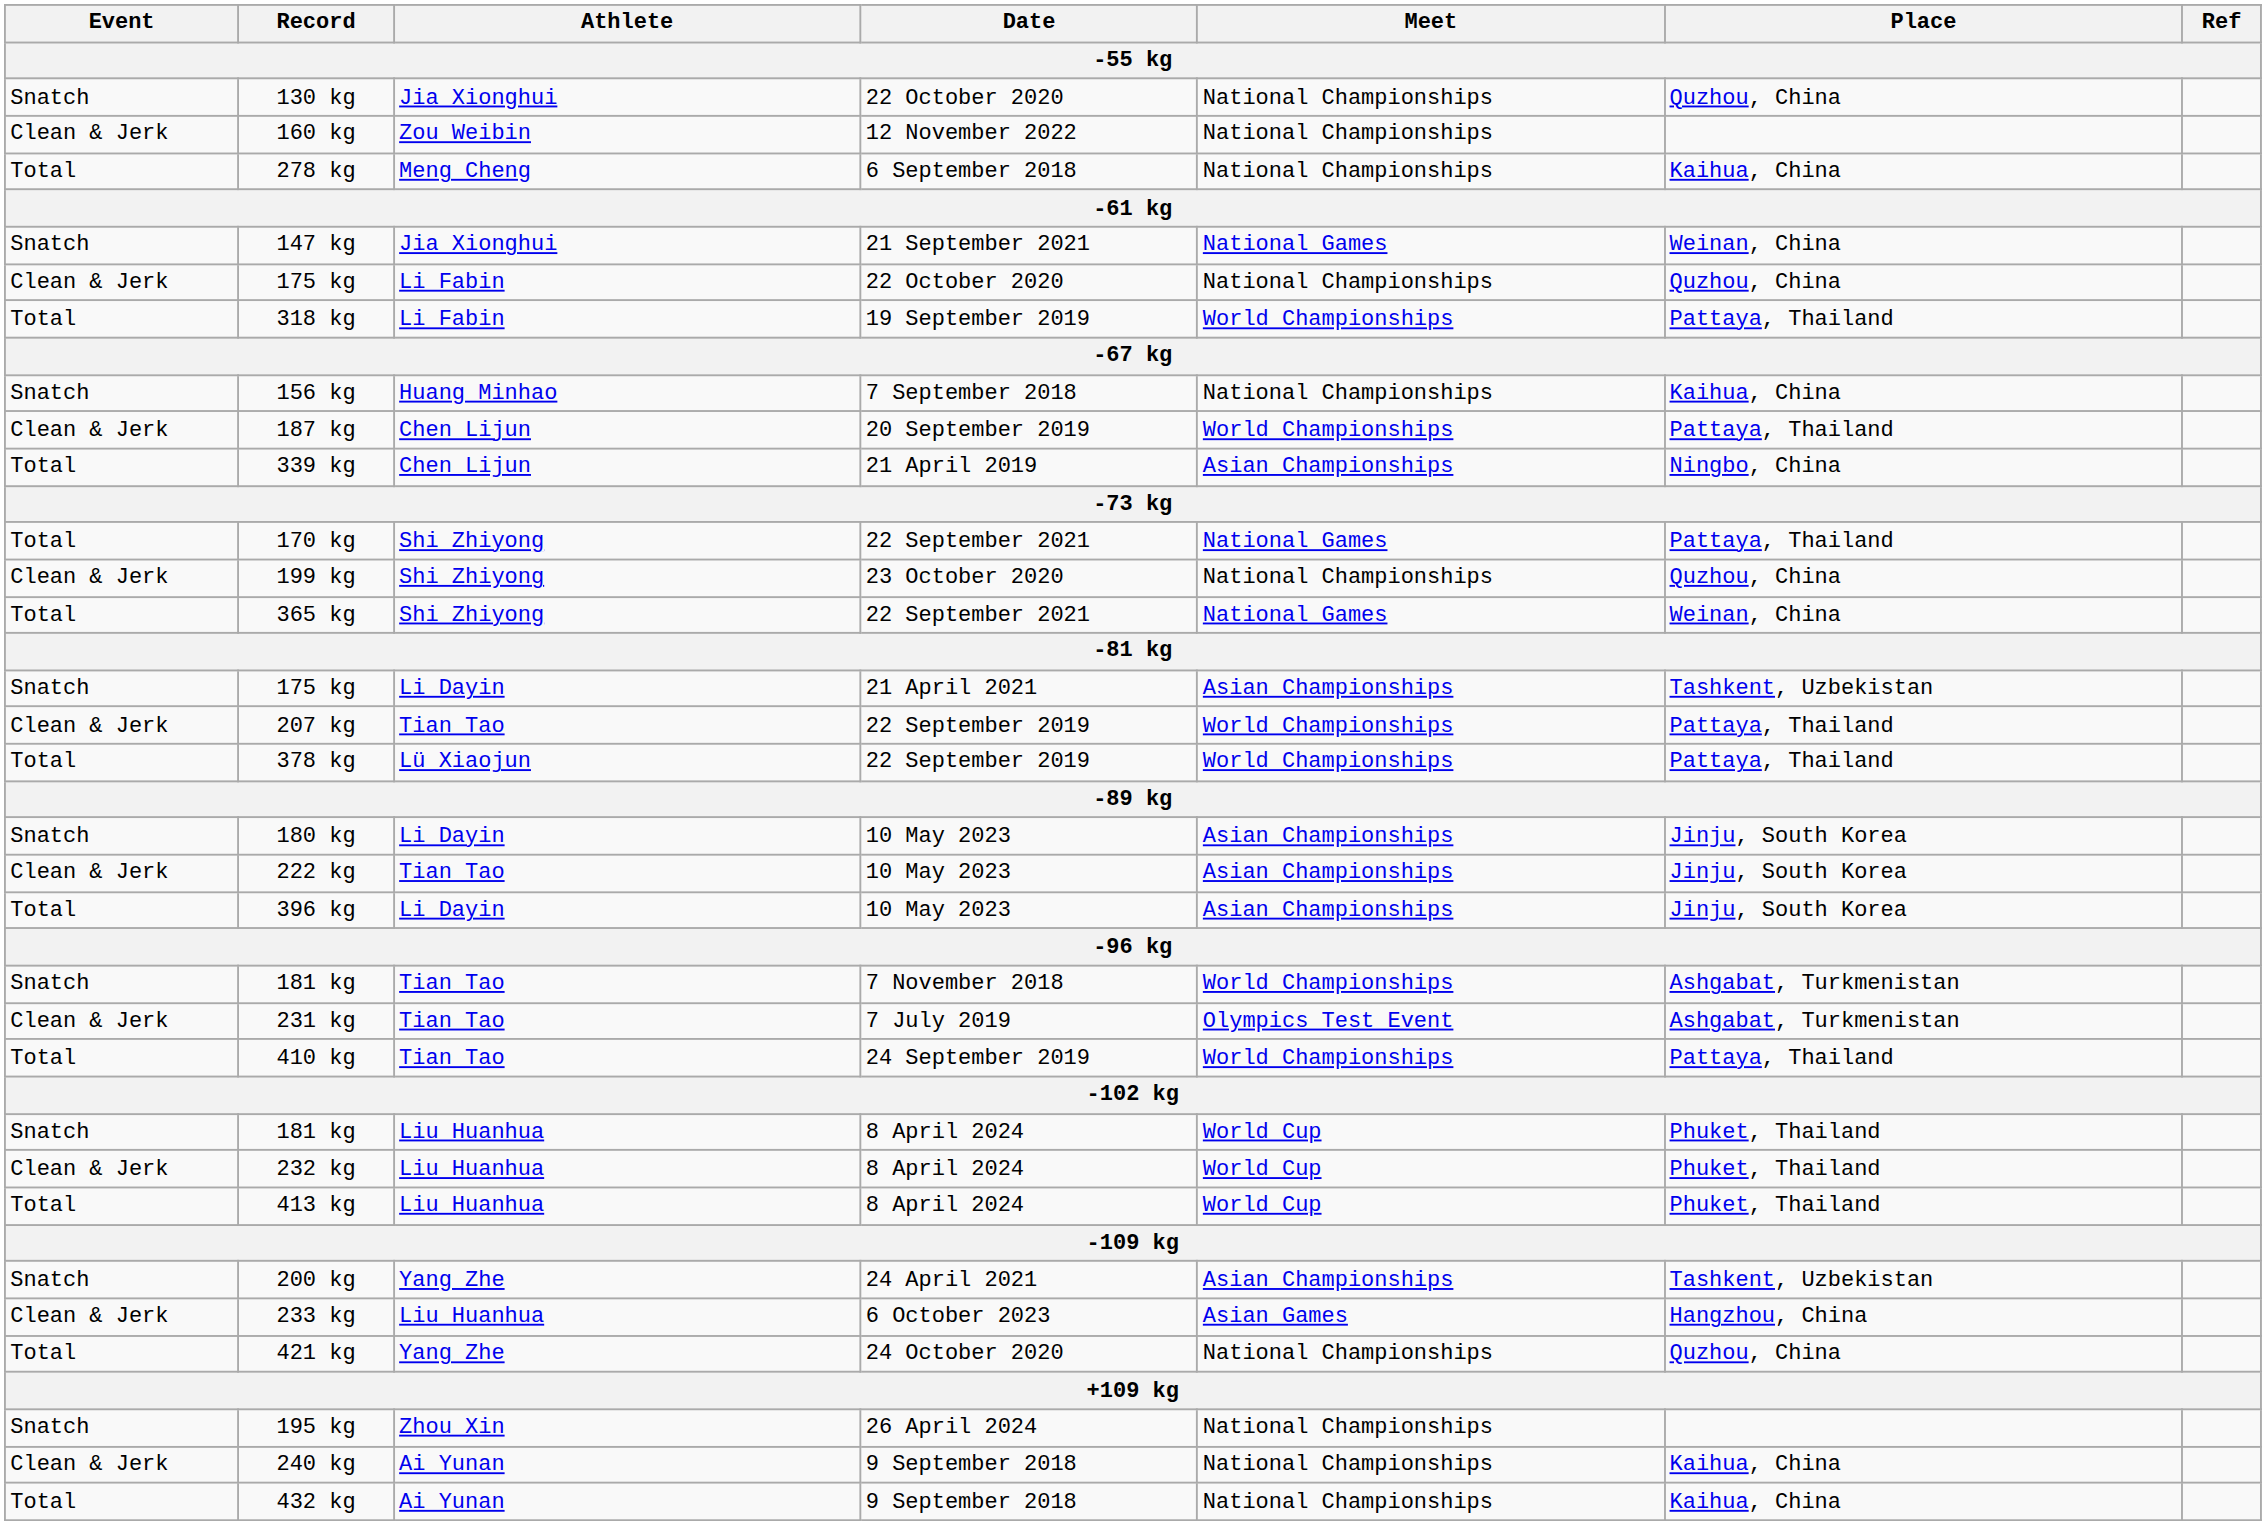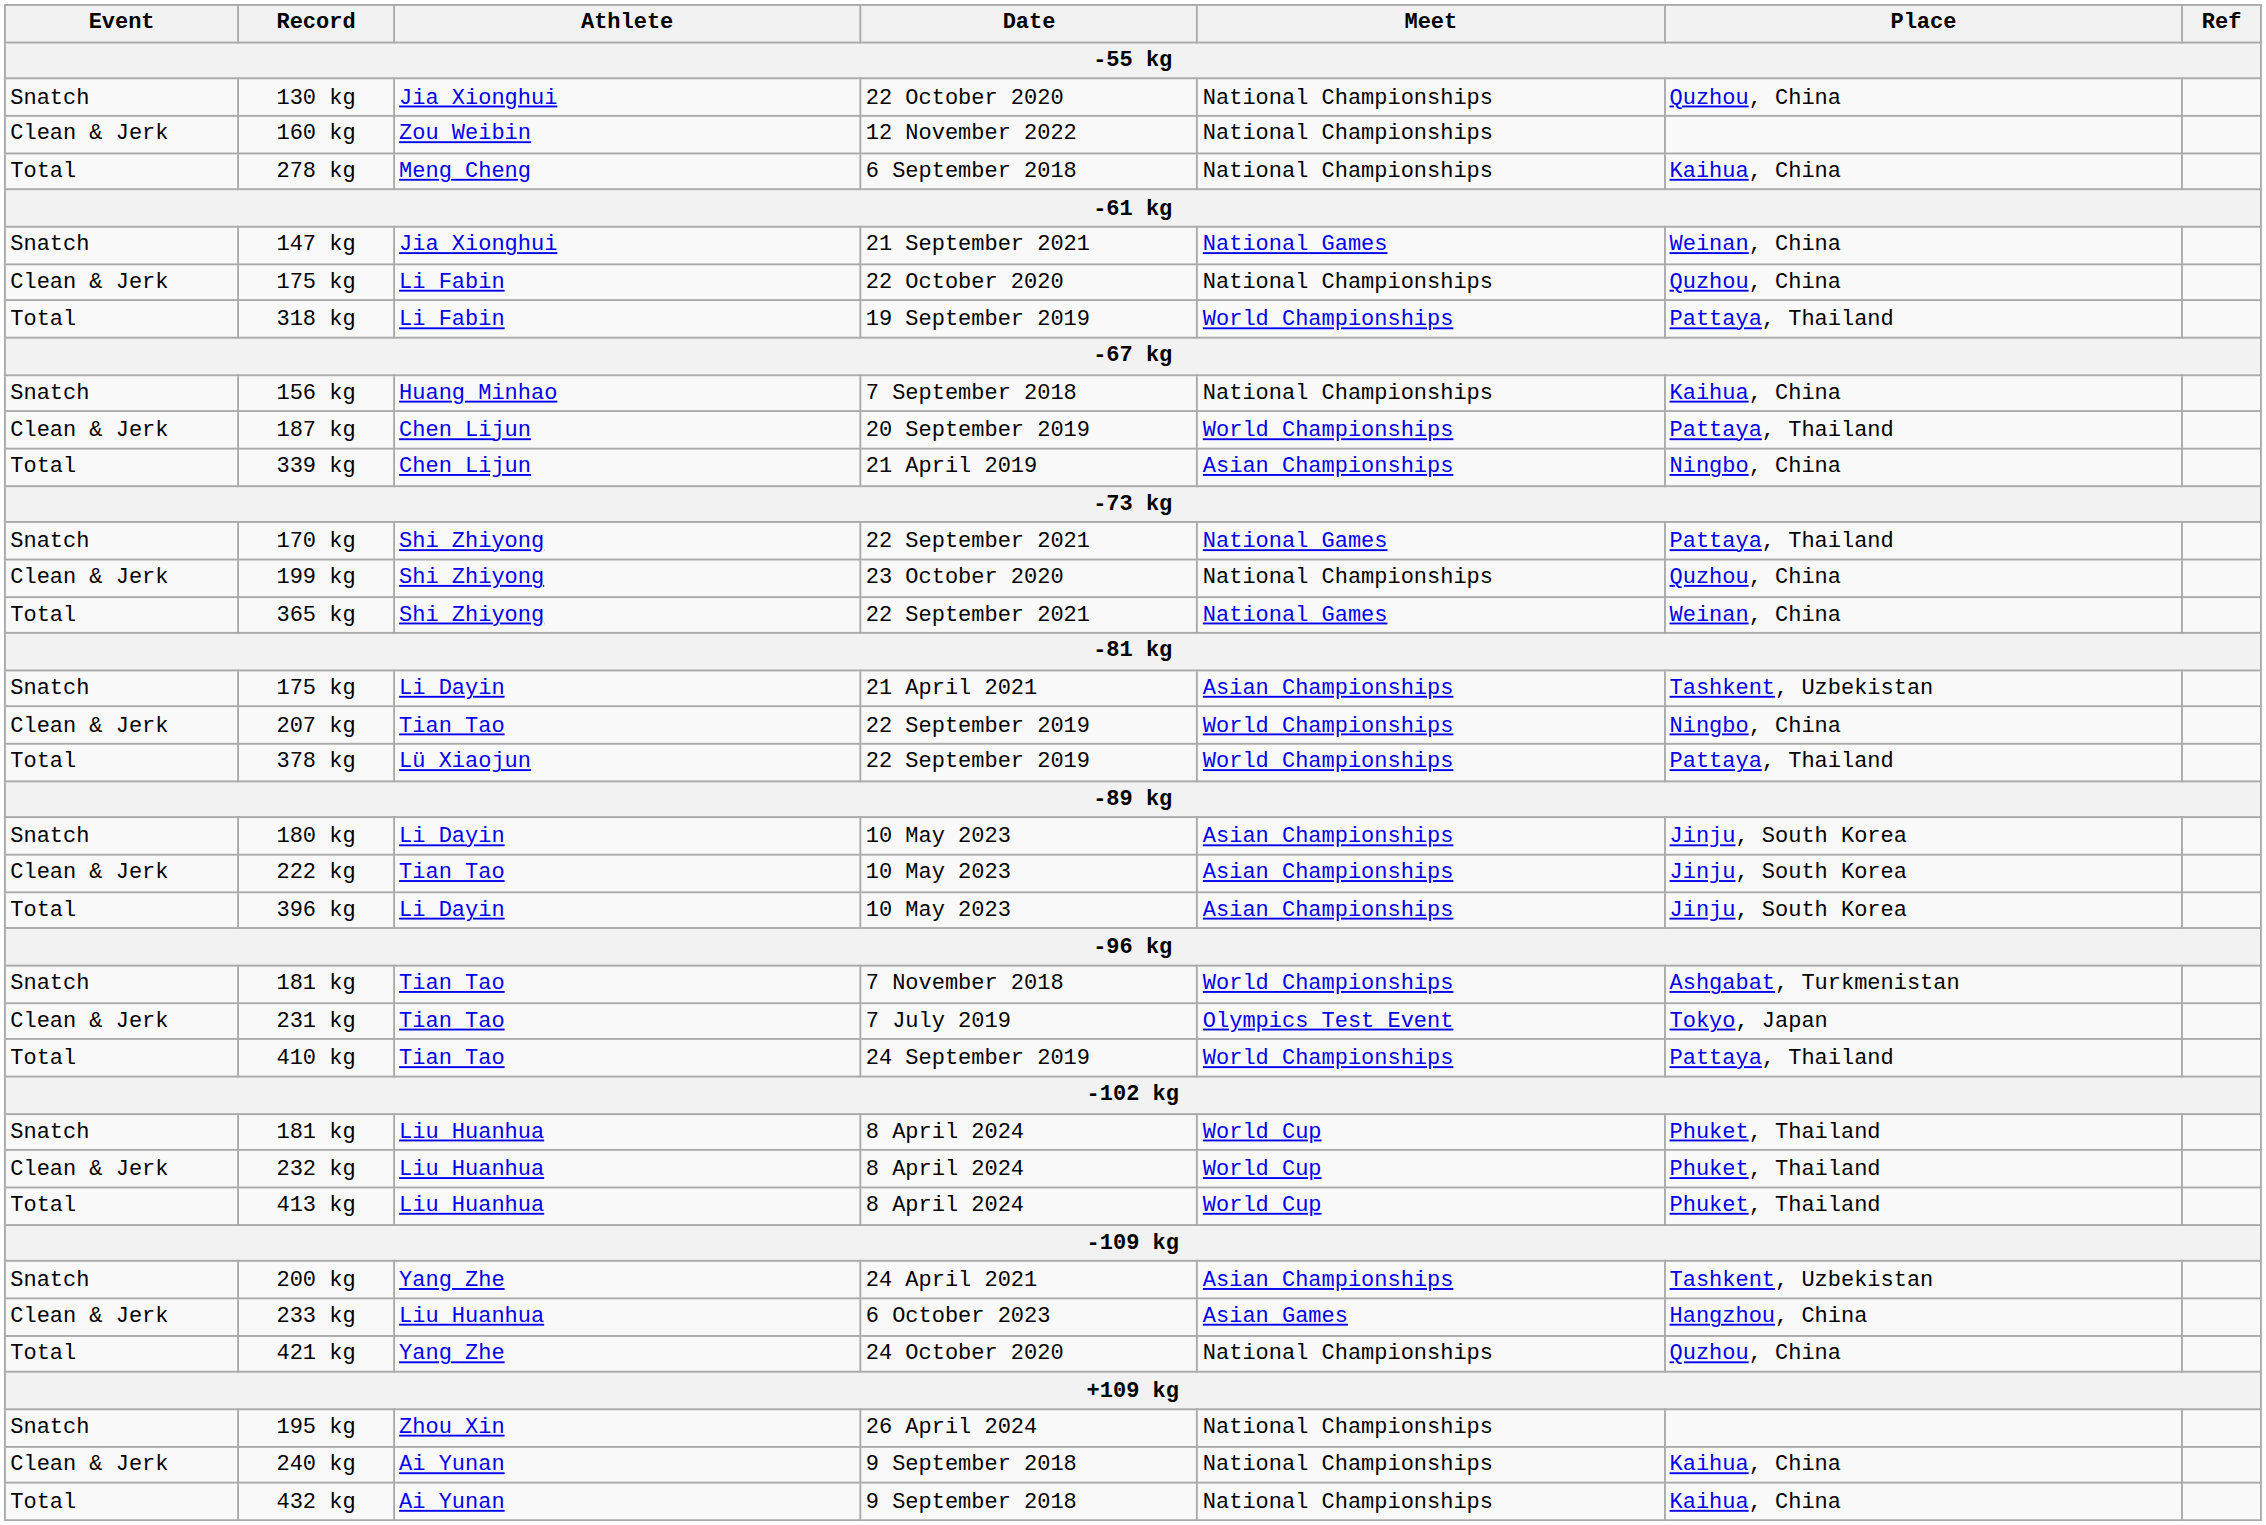(43, 540) Total -> (50, 540) Snatch
(1782, 725) Pattaya, Thailand -> (1755, 725) Ningbo, China
(1815, 1021) Ashgabat, Turkmenistan -> (1749, 1021) Tokyo, Japan
